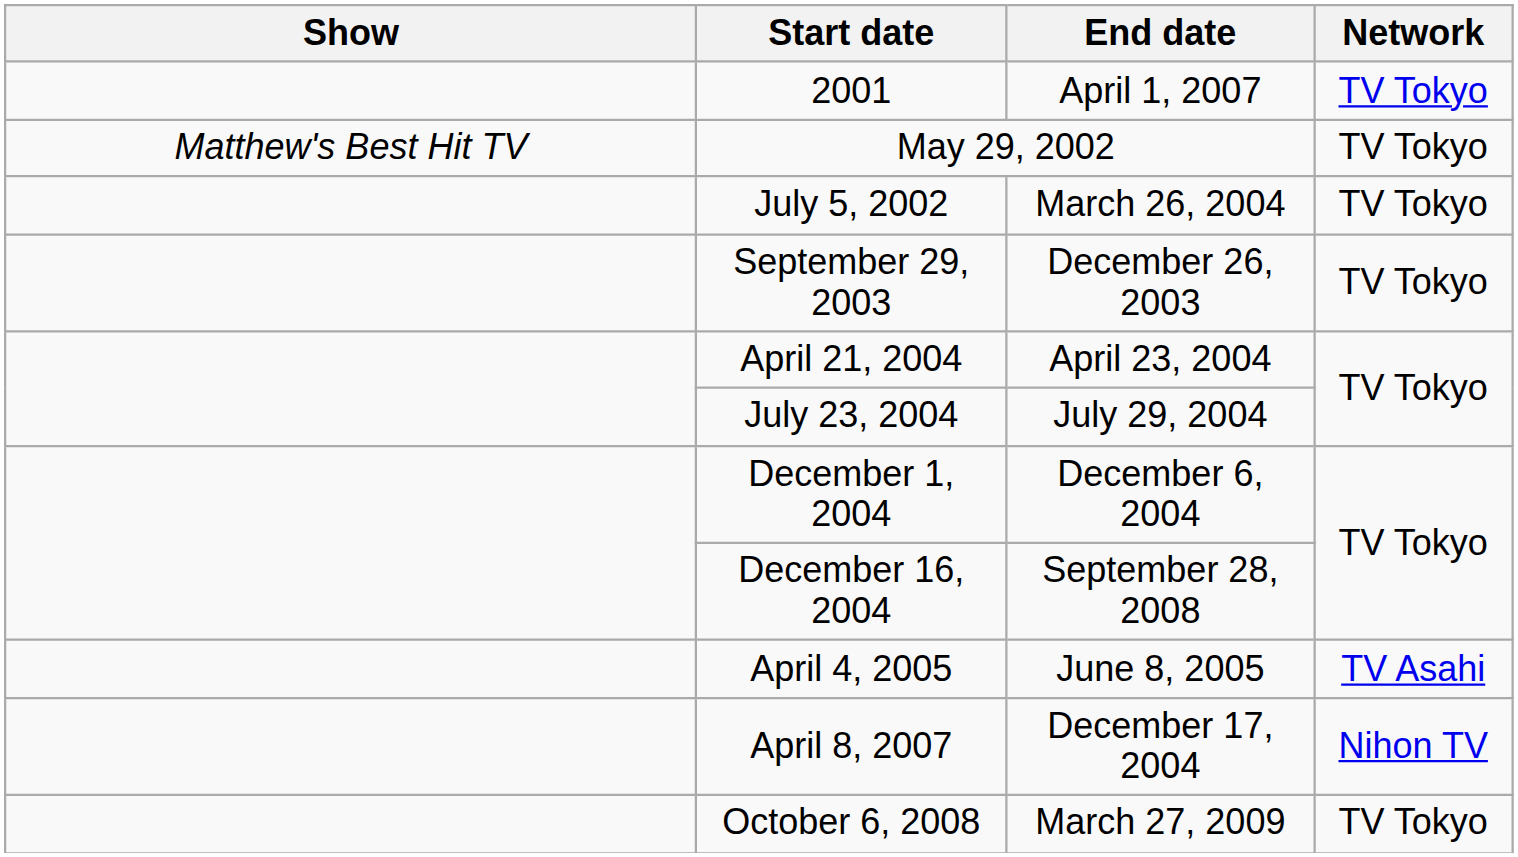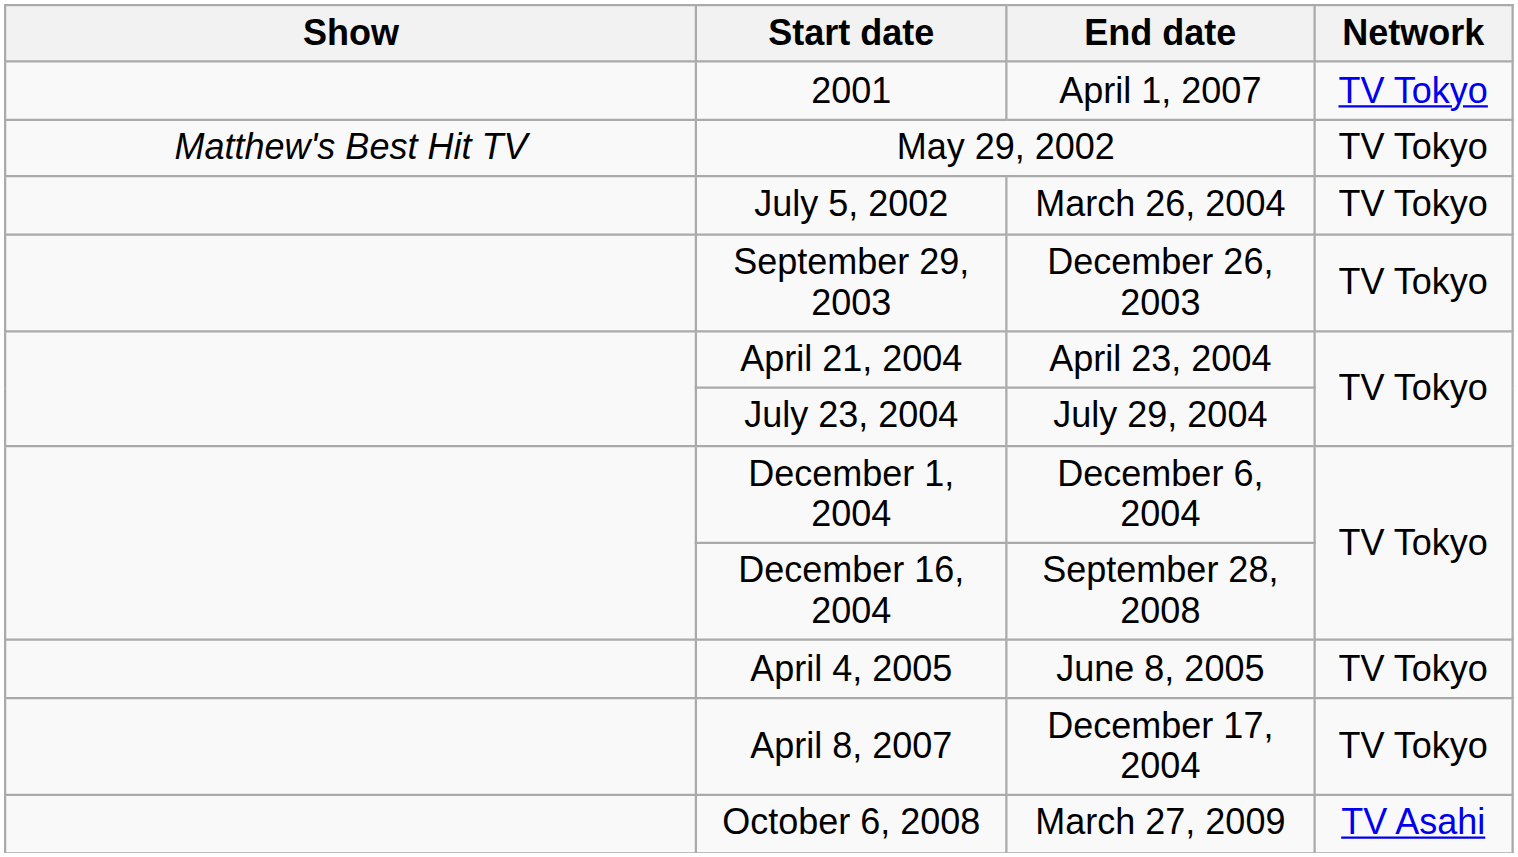(1413, 668) TV Asahi -> (1413, 668) TV Tokyo
(1413, 745) Nihon TV -> (1413, 745) TV Tokyo
(1413, 823) TV Tokyo -> (1413, 823) TV Asahi
